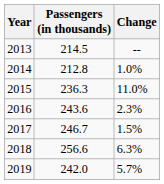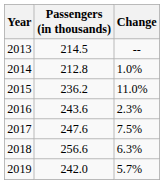(74, 89) 236.3 -> (74, 89) 236.2
(74, 129) 246.7 -> (74, 129) 247.6
(129, 129) 1.5% -> (129, 129) 7.5%
